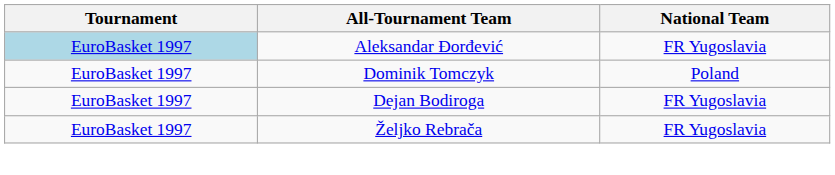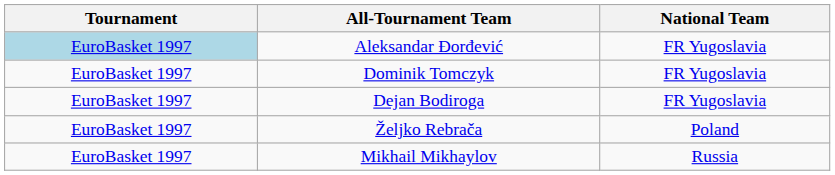(715, 73) Poland -> (715, 73) FR Yugoslavia
(715, 128) FR Yugoslavia -> (715, 128) Poland
+ row: (429, 156)
